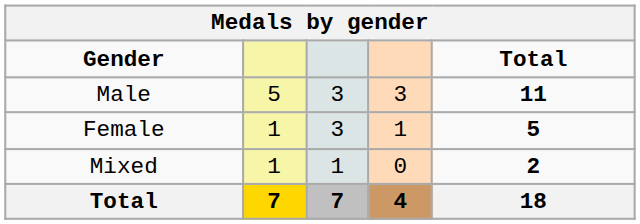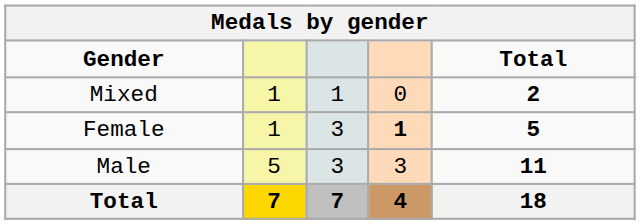rows swapped: (124, 95) <-> (124, 166)
(400, 131) normal -> (400, 131) bold
